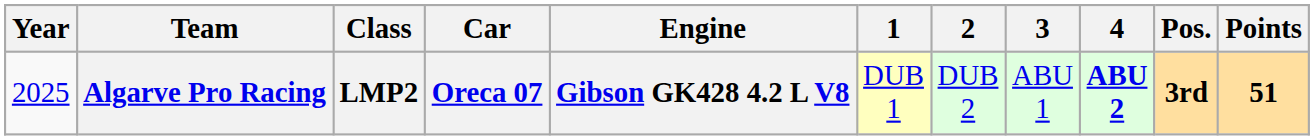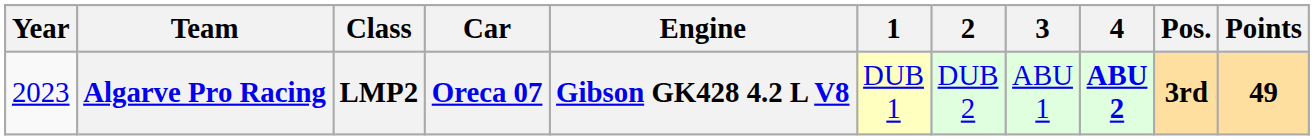(41, 92) 2025 -> (41, 92) 2023
(1264, 92) 51 -> (1264, 92) 49
